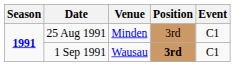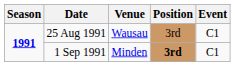(129, 33) Minden -> (130, 33) Wausau
(130, 52) Wausau -> (129, 52) Minden
